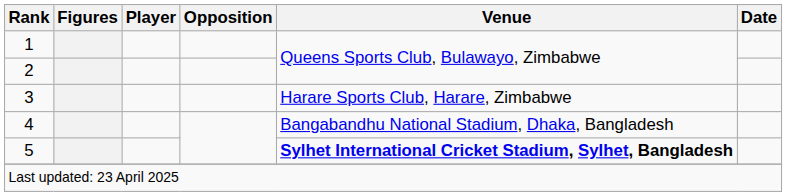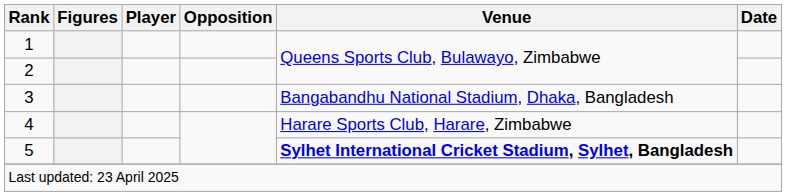(426, 97) Harare Sports Club, Harare, Zimbabwe -> (477, 97) Bangabandhu National Stadium, Dhaka, Bangladesh
(477, 124) Bangabandhu National Stadium, Dhaka, Bangladesh -> (426, 124) Harare Sports Club, Harare, Zimbabwe
